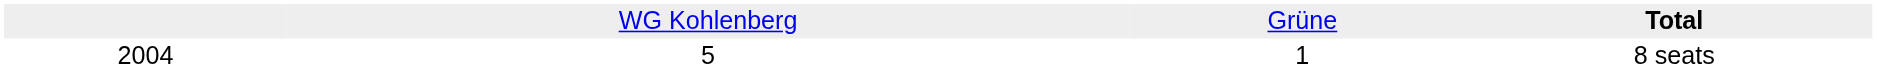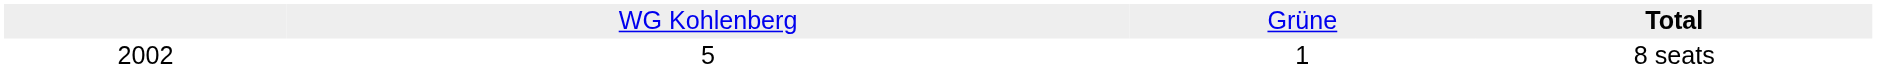(145, 55) 2004 -> (145, 55) 2002
